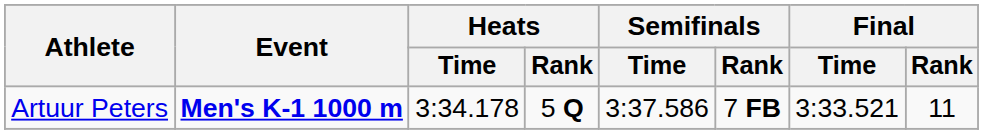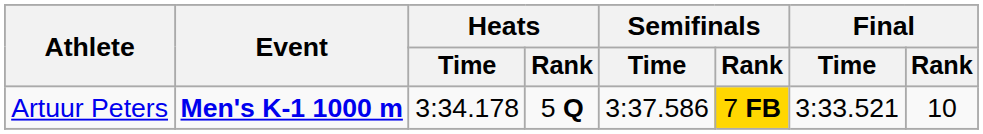(752, 108) no background -> (752, 108) gold background
(942, 108) 11 -> (942, 108) 10
